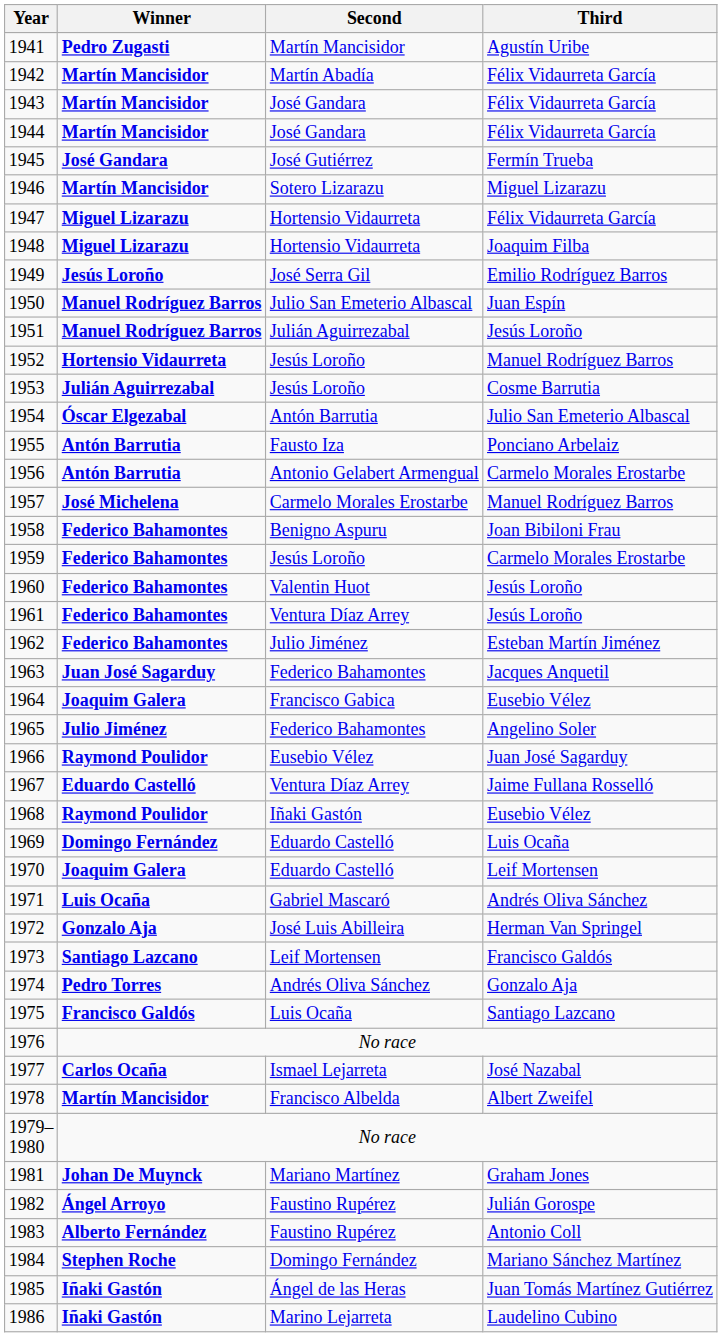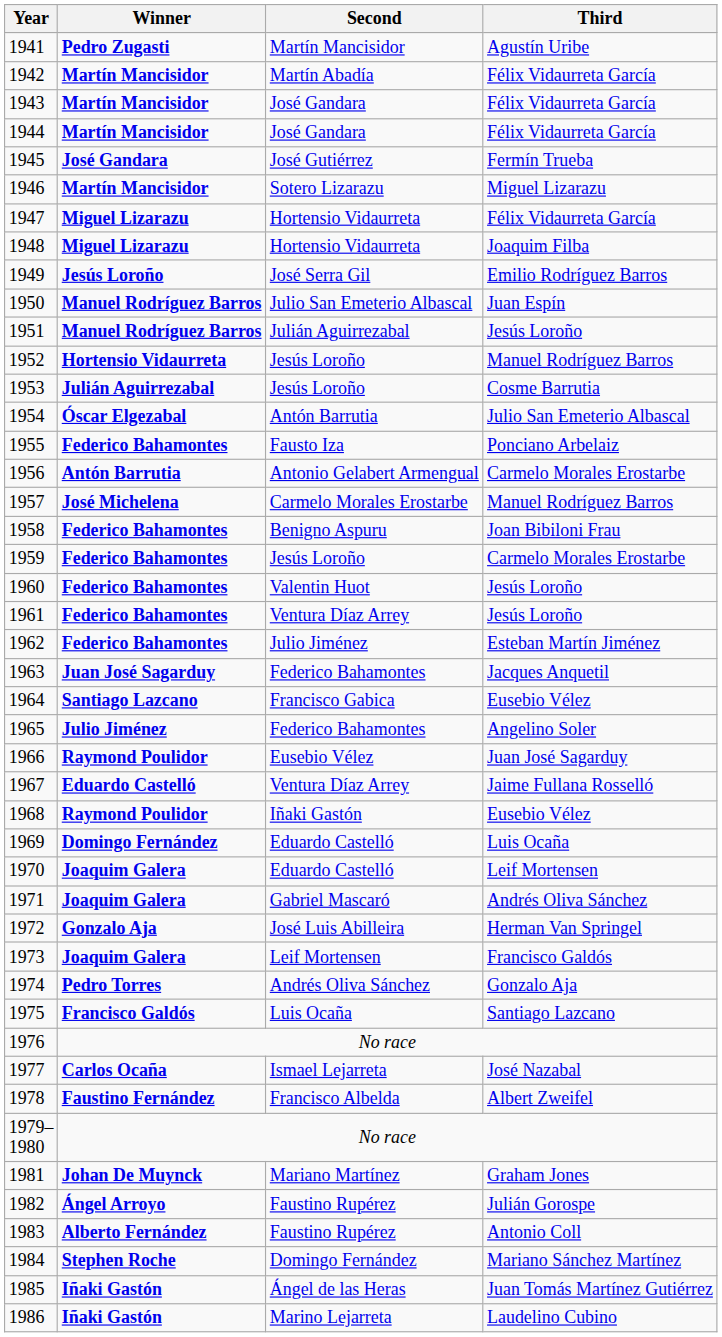(121, 445) Antón Barrutia -> (145, 445) Federico Bahamontes
(124, 700) Joaquim Galera -> (130, 700) Santiago Lazcano
(106, 899) Luis Ocaña -> (124, 899) Joaquim Galera
(130, 956) Santiago Lazcano -> (124, 956) Joaquim Galera
(135, 1098) Martín Mancisidor -> (138, 1098) Faustino Fernández
